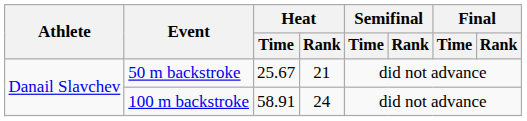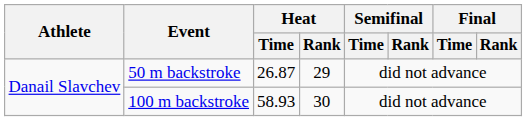(276, 73) 25.67 -> (276, 73) 26.87
(322, 73) 21 -> (322, 73) 29
(276, 101) 58.91 -> (276, 101) 58.93
(322, 101) 24 -> (322, 101) 30
